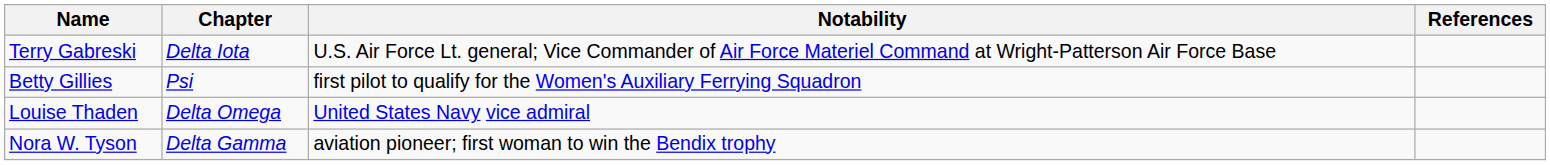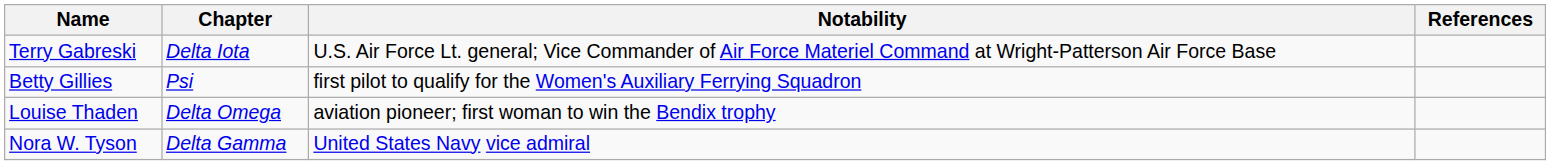(452, 112) United States Navy vice admiral -> (544, 112) aviation pioneer; first woman to win the Bendix trophy
(544, 143) aviation pioneer; first woman to win the Bendix trophy -> (452, 143) United States Navy vice admiral
